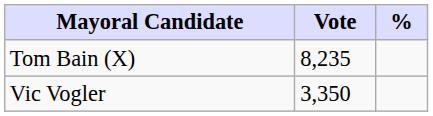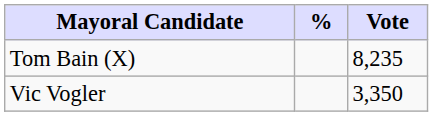columns swapped: (335, 22) <-> (402, 22)
